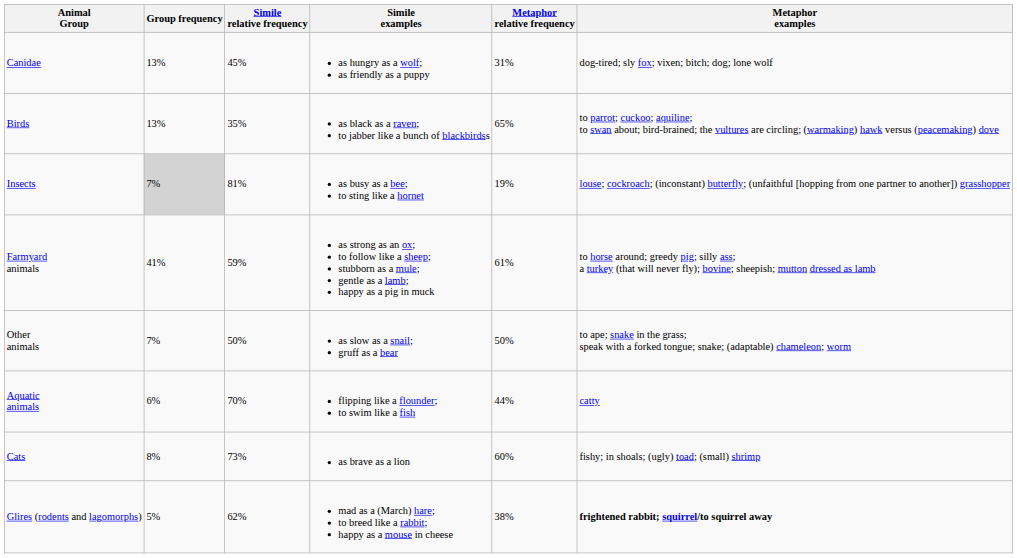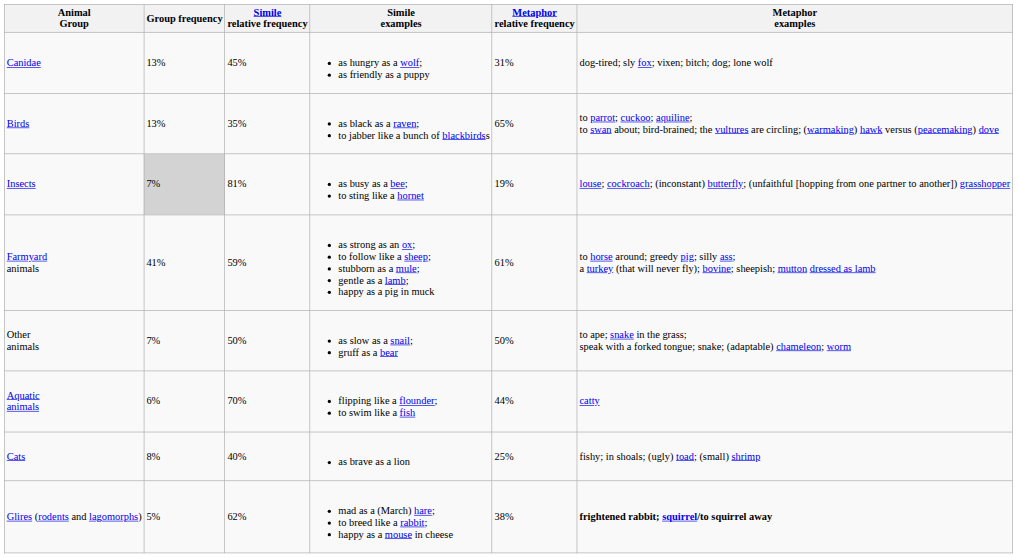(237, 456) 73% -> (237, 456) 40%
(504, 456) 60% -> (504, 456) 25%
